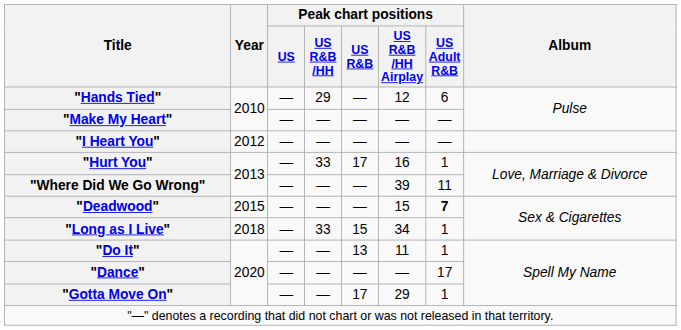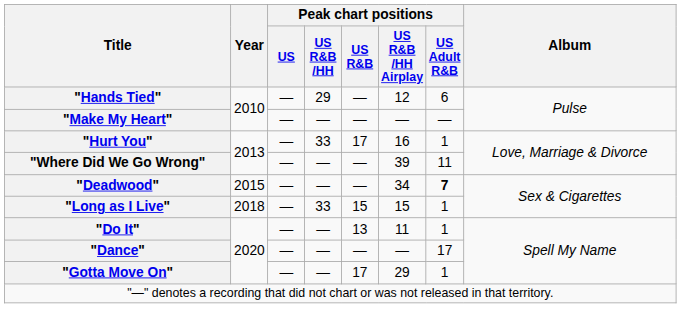- row: (118, 141)
(402, 207) 15 -> (402, 185) 34
(402, 229) 34 -> (402, 207) 15
